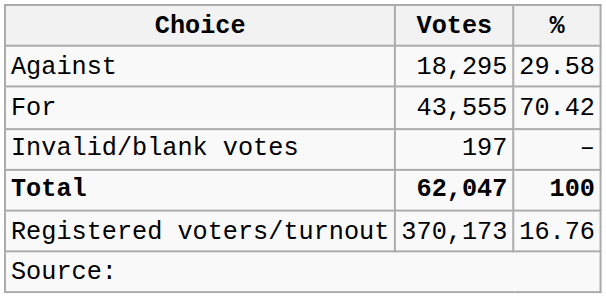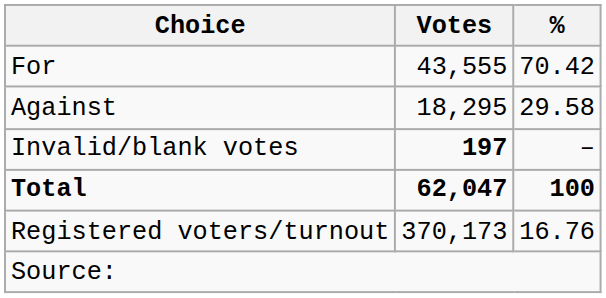rows swapped: (34, 108) <-> (64, 67)
(485, 149) normal -> (485, 149) bold
